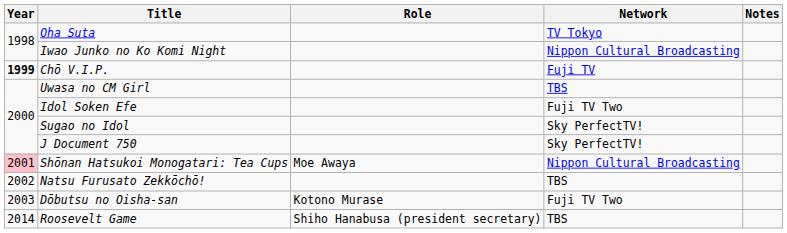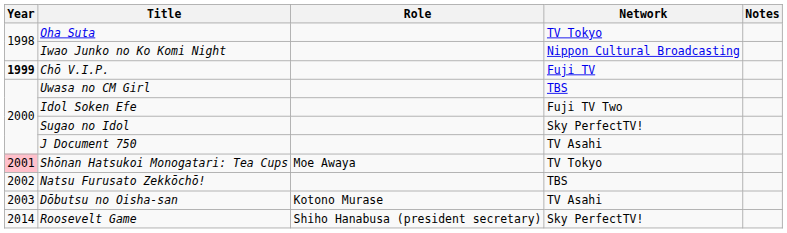(595, 144) Sky PerfectTV! -> (575, 144) TV Asahi
(643, 163) Nippon Cultural Broadcasting -> (575, 163) TV Tokyo
(585, 200) Fuji TV Two -> (575, 200) TV Asahi
(557, 219) TBS -> (595, 219) Sky PerfectTV!
